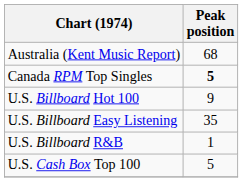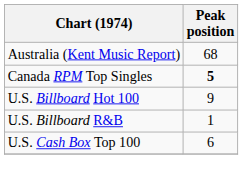- row: (92, 120)
(210, 165) 5 -> (210, 143) 6
